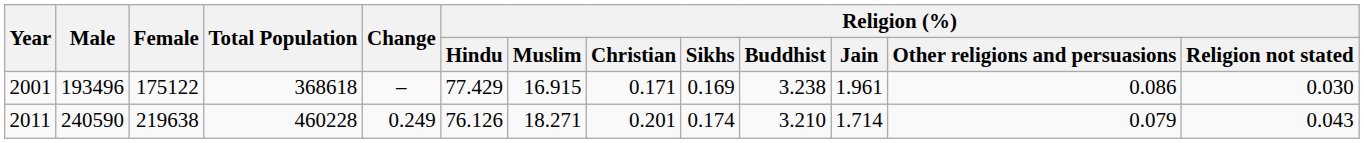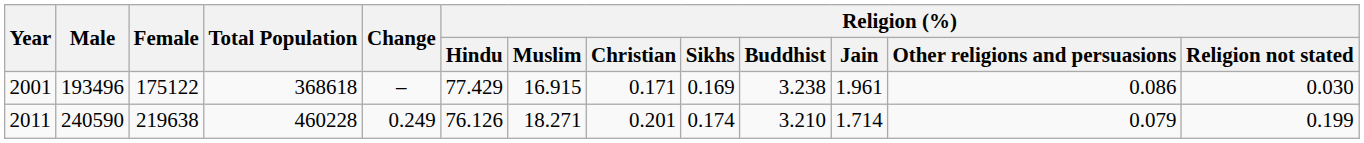(1330, 120) 0.043 -> (1330, 120) 0.199
